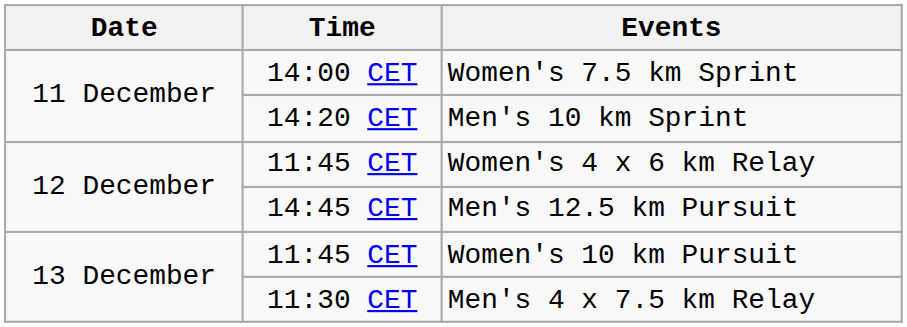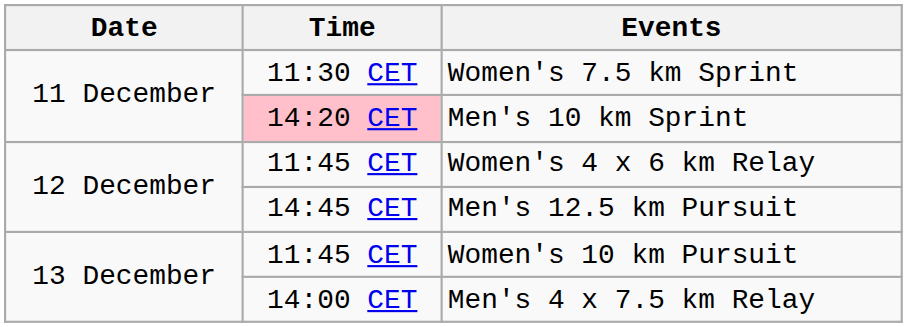(342, 73) 14:00 CET -> (342, 73) 11:30 CET
(342, 118) no background -> (342, 118) pink background
(342, 300) 11:30 CET -> (342, 300) 14:00 CET
